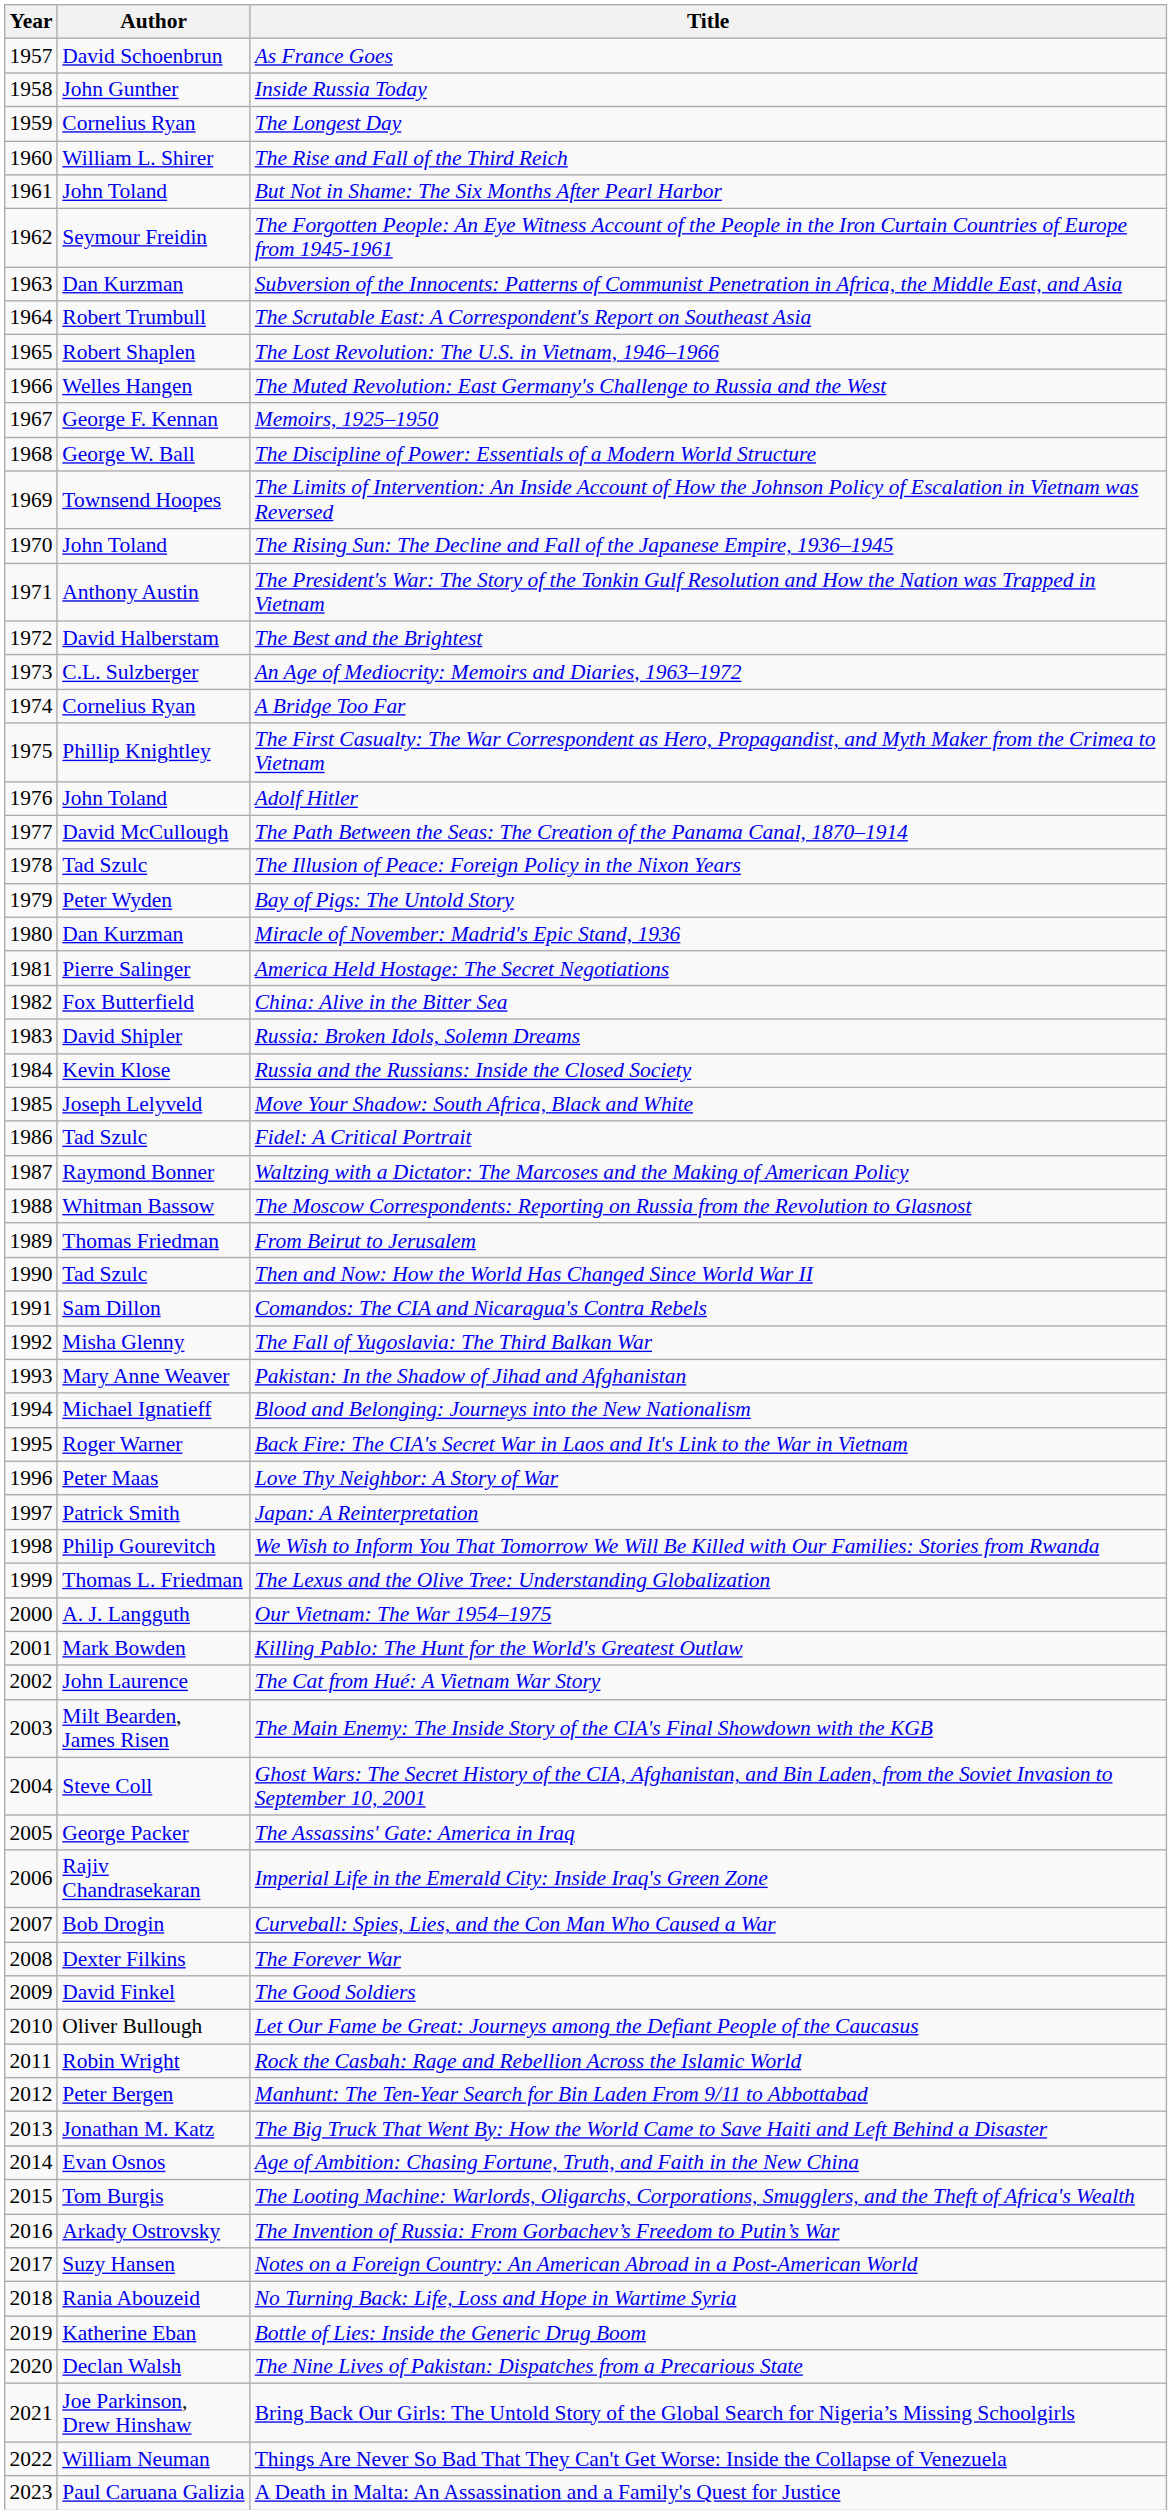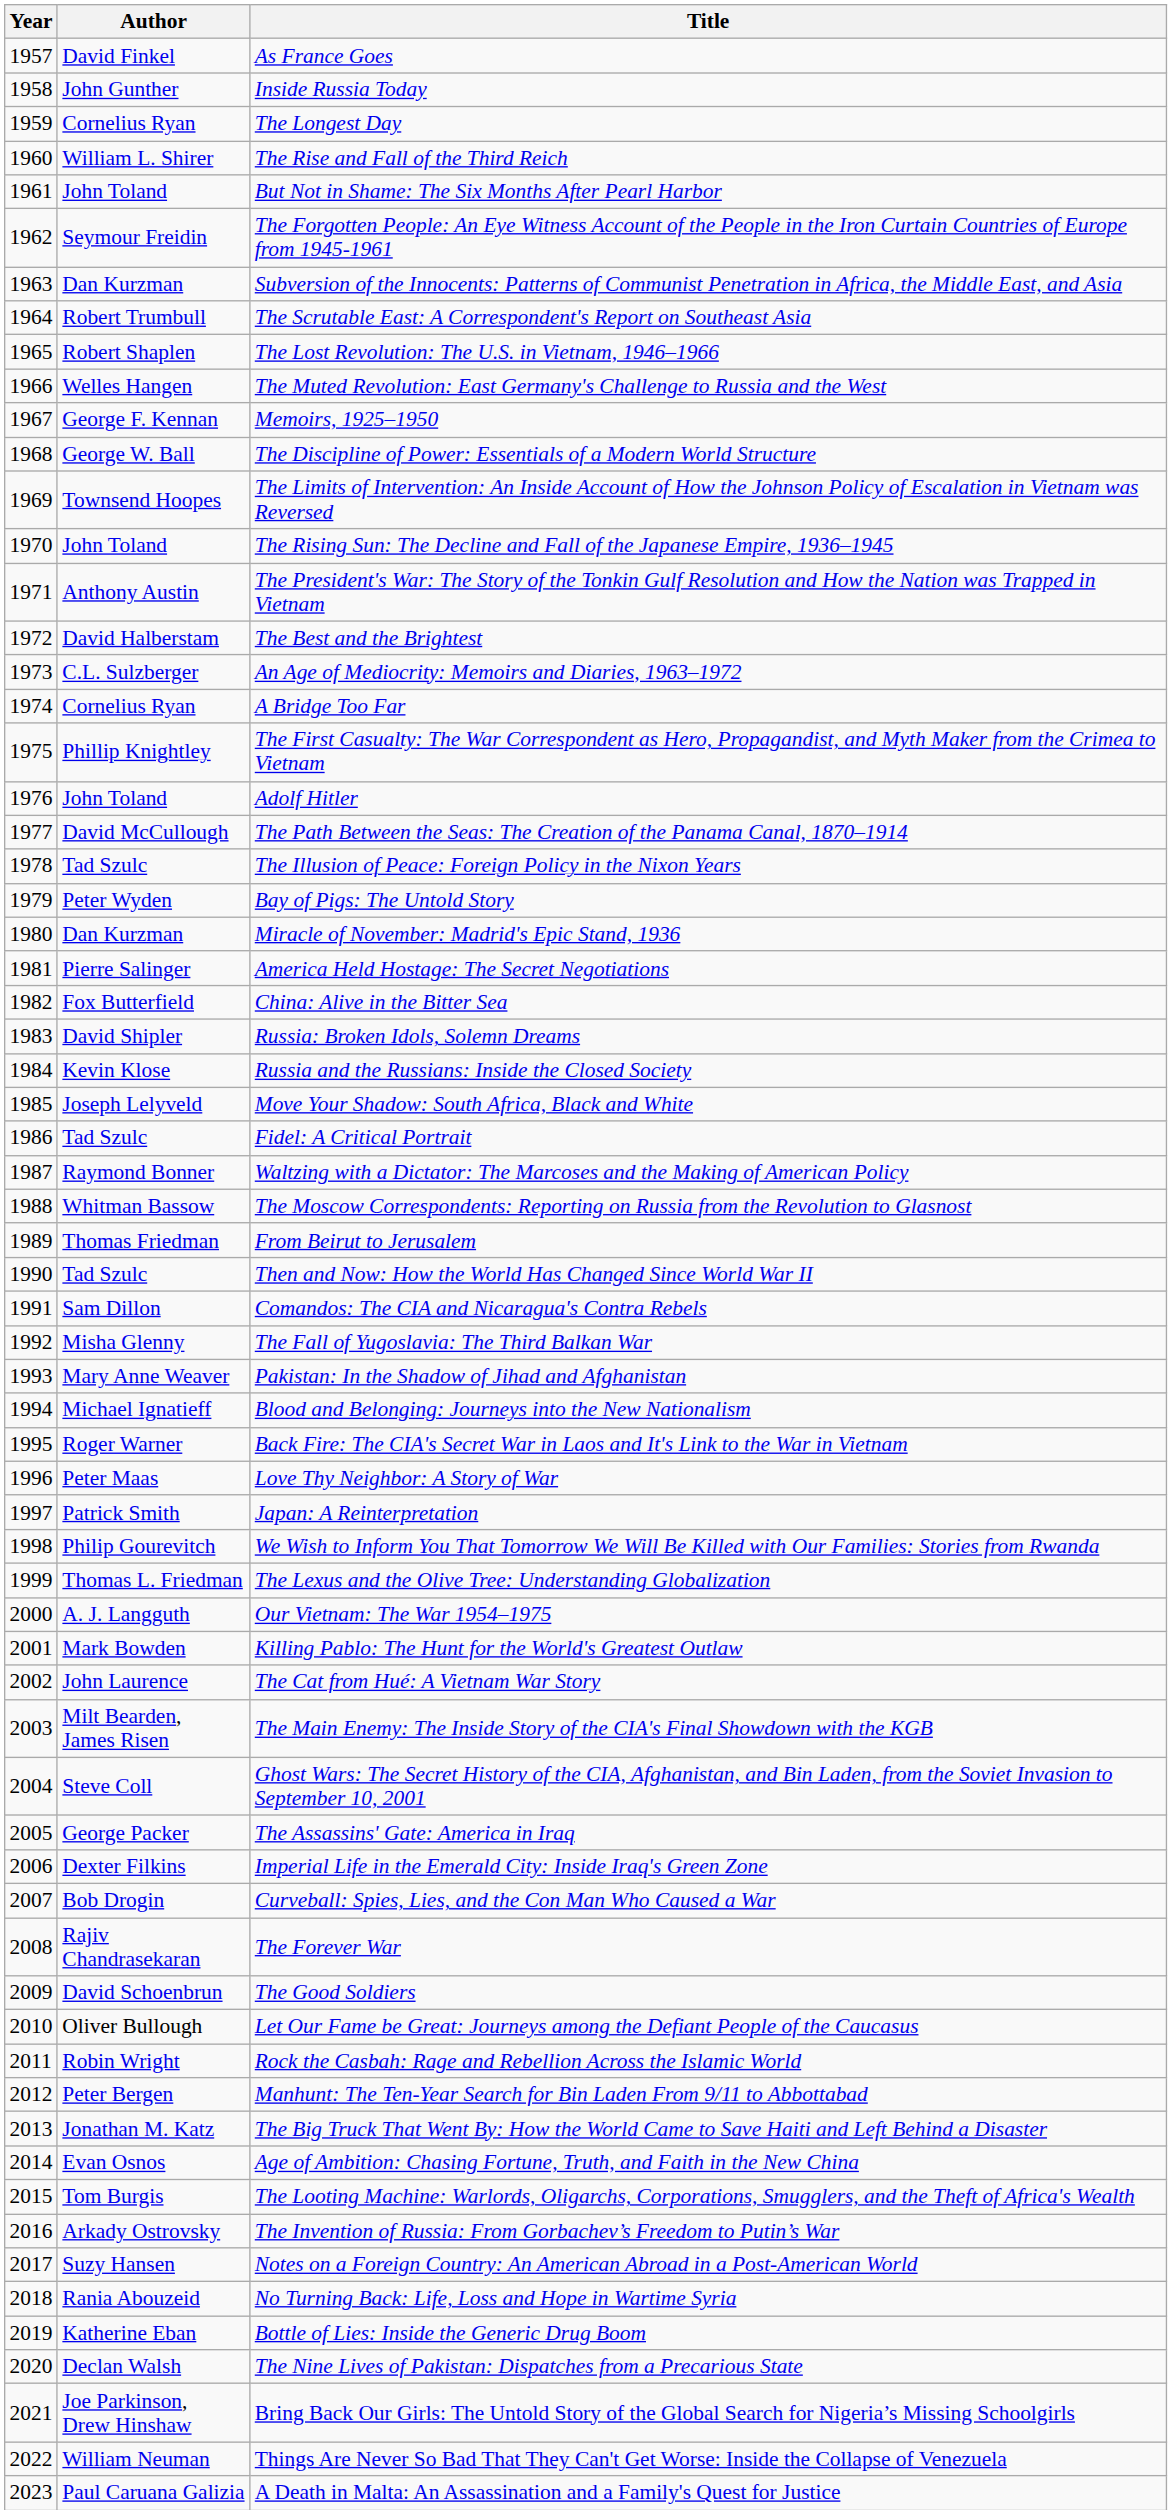(142, 55) David Schoenbrun -> (119, 55) David Finkel
(131, 1878) Rajiv Chandrasekaran -> (124, 1866) Dexter Filkins
(124, 1958) Dexter Filkins -> (131, 1946) Rajiv Chandrasekaran
(119, 1992) David Finkel -> (142, 1992) David Schoenbrun
